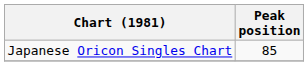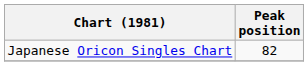(269, 51) 85 -> (269, 51) 82
